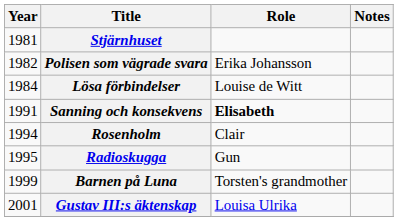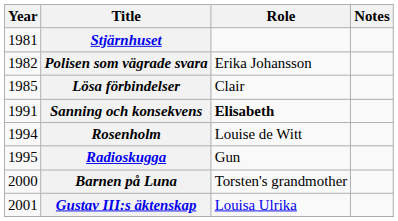(23, 87) 1984 -> (23, 87) 1985
(258, 87) Louise de Witt -> (230, 87) Clair
(230, 134) Clair -> (258, 134) Louise de Witt
(23, 181) 1999 -> (23, 181) 2000
